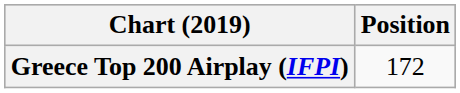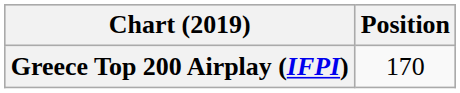(405, 66) 172 -> (405, 66) 170
